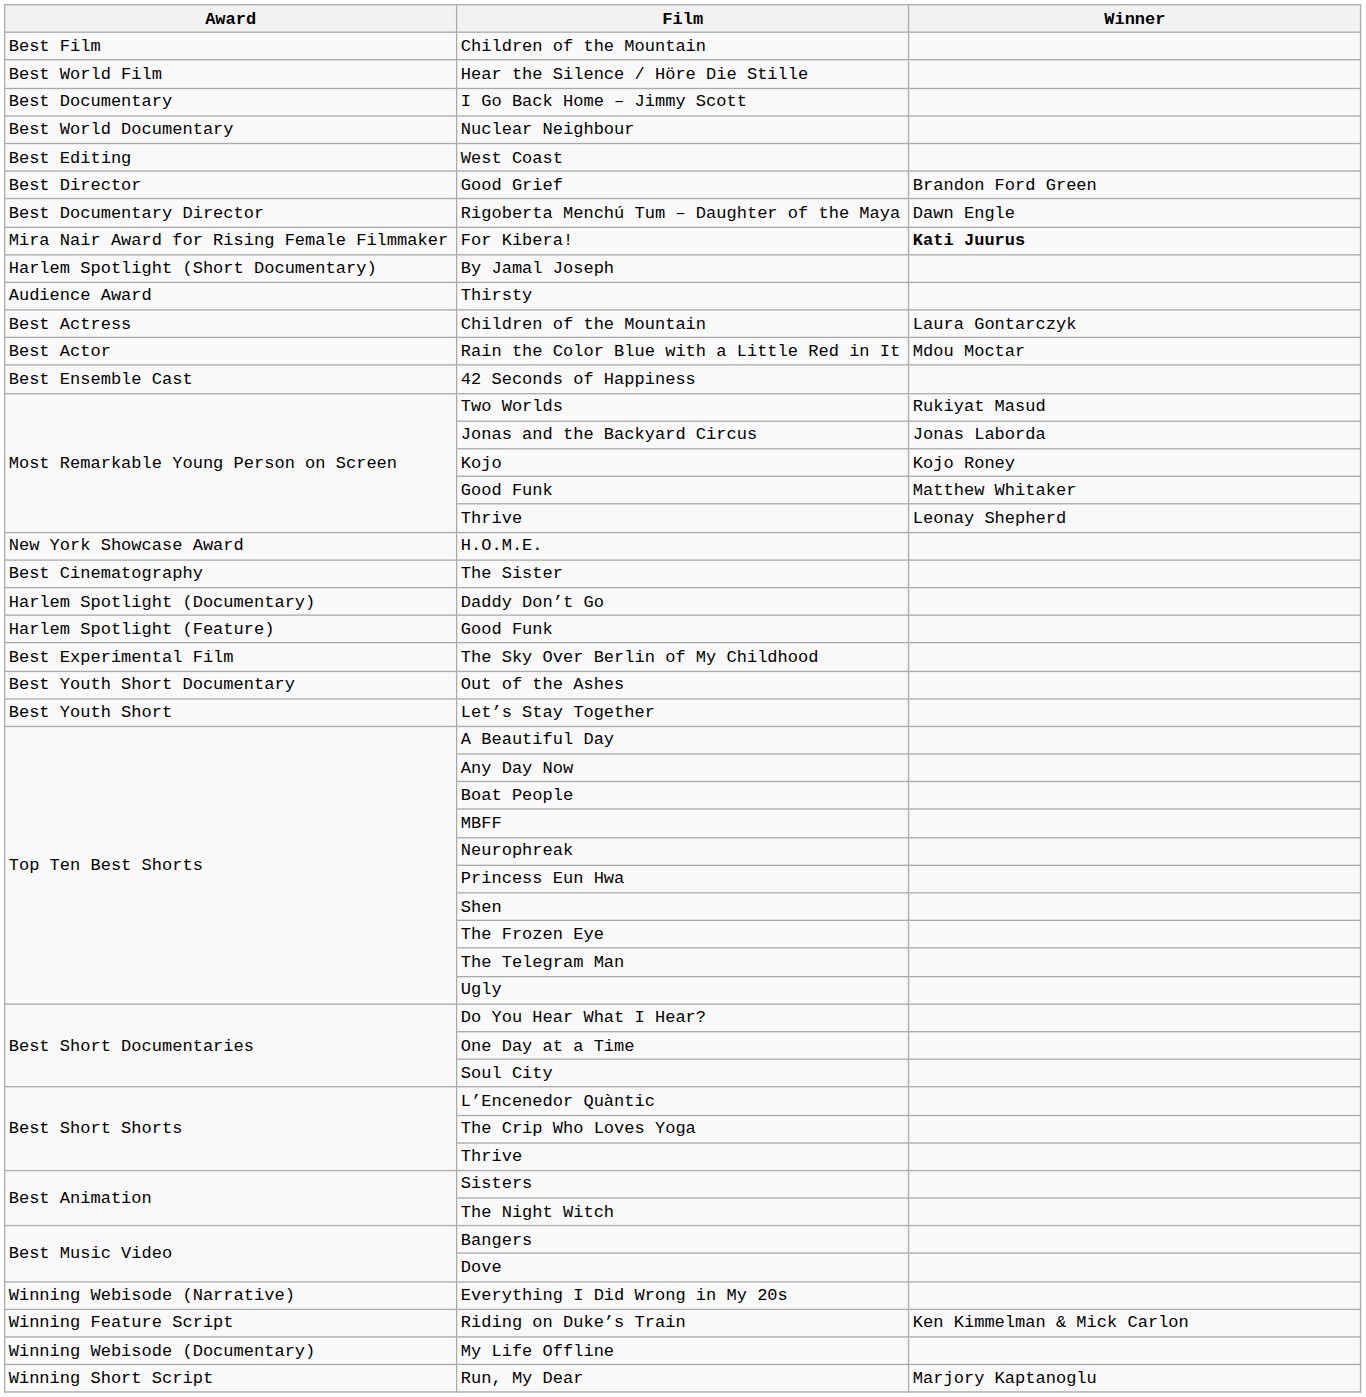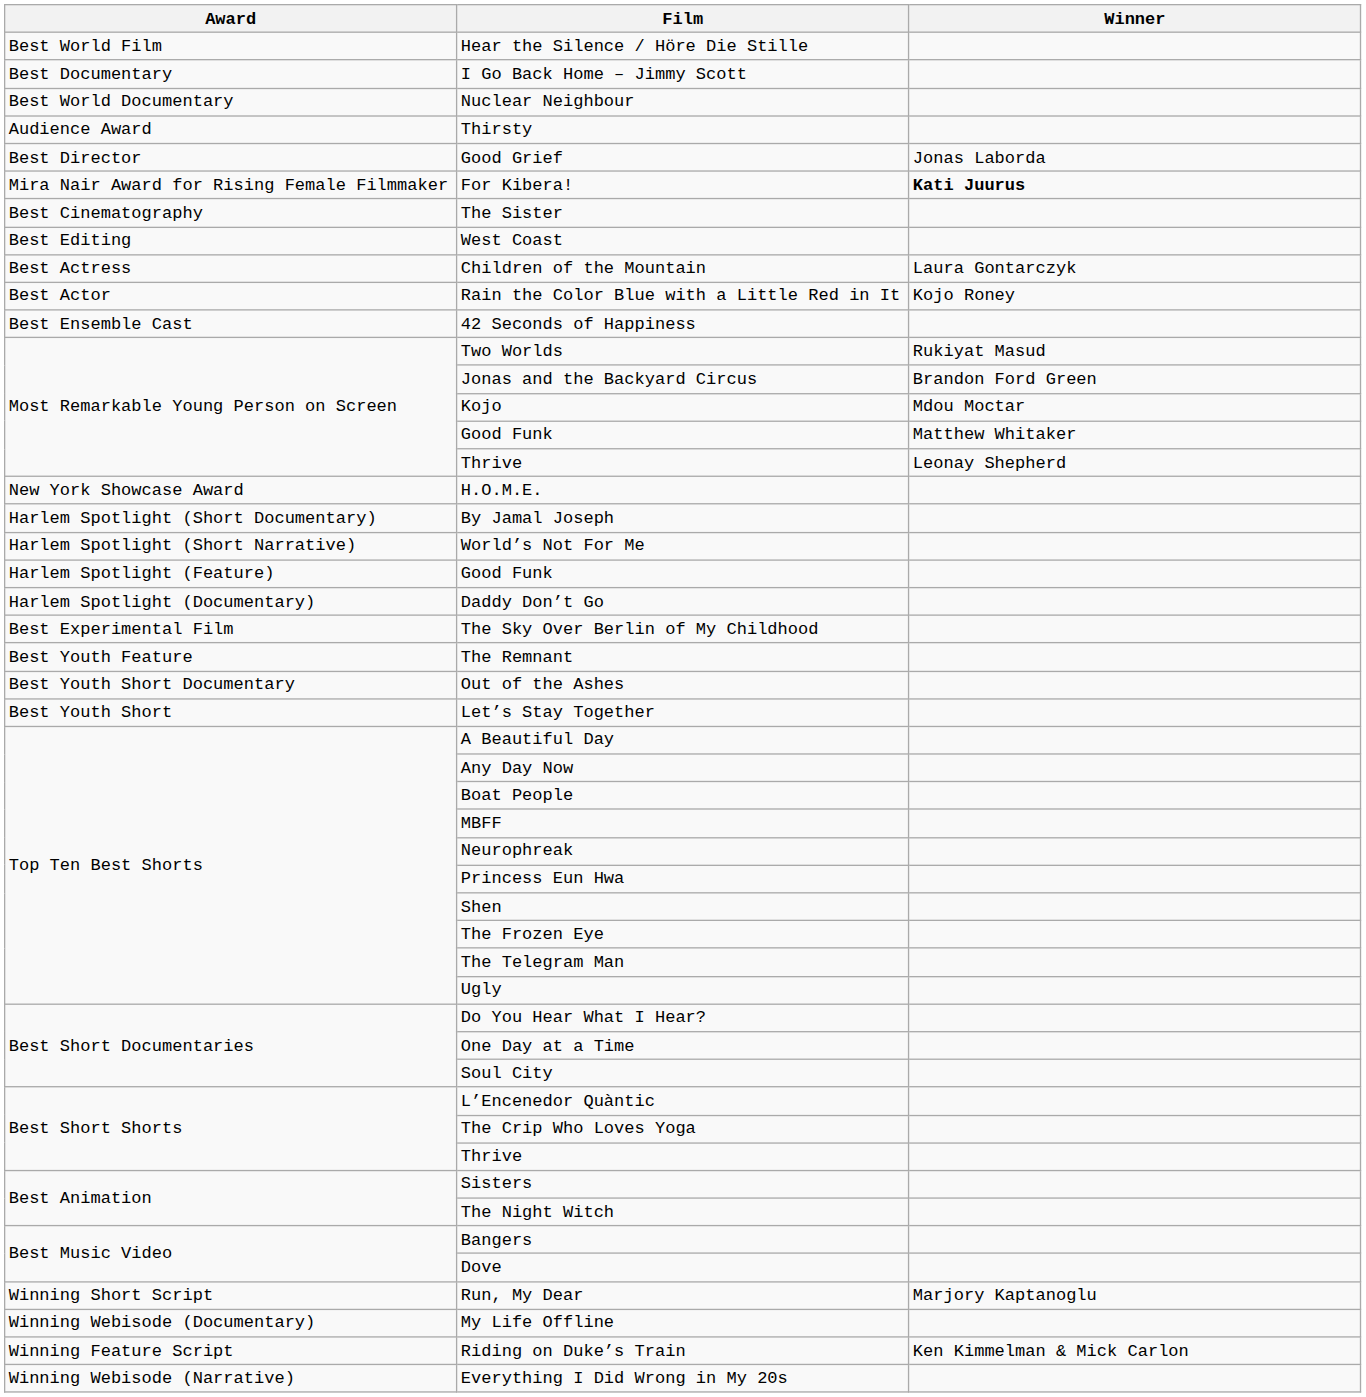- row: (55, 46)
rows swapped: (80, 296) <-> (70, 157)
(1005, 185) Brandon Ford Green -> (979, 157) Jonas Laborda
- row: (136, 213)
rows swapped: (106, 574) <-> (193, 268)
(969, 352) Mdou Moctar -> (964, 296) Kojo Roney
(979, 435) Jonas Laborda -> (1005, 379) Brandon Ford Green
(964, 463) Kojo Roney -> (969, 407) Mdou Moctar
+ row: (182, 546)
rows swapped: (142, 629) <-> (162, 601)
+ row: (101, 657)
rows swapped: (152, 1295) <-> (111, 1379)
rows swapped: (162, 1351) <-> (121, 1323)
